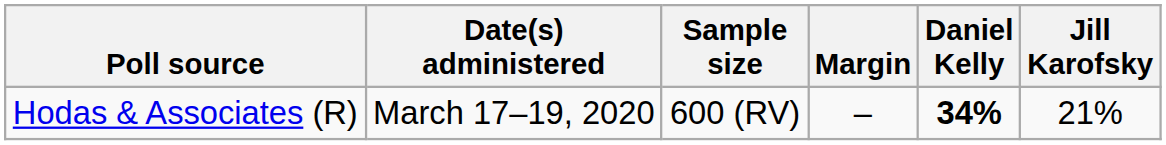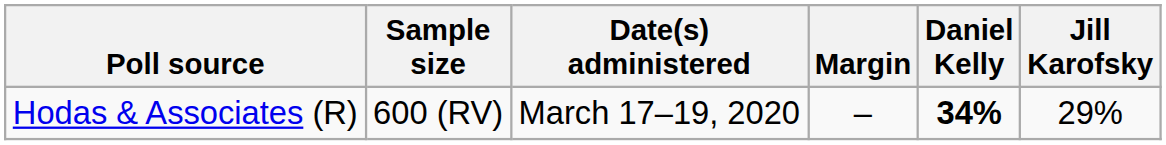columns swapped: (514, 47) <-> (735, 47)
(1090, 113) 21% -> (1090, 113) 29%
